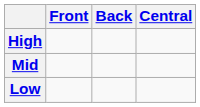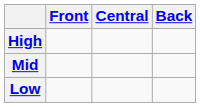columns swapped: (166, 16) <-> (114, 16)
